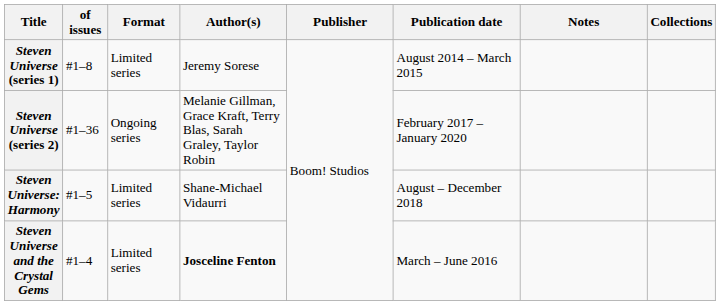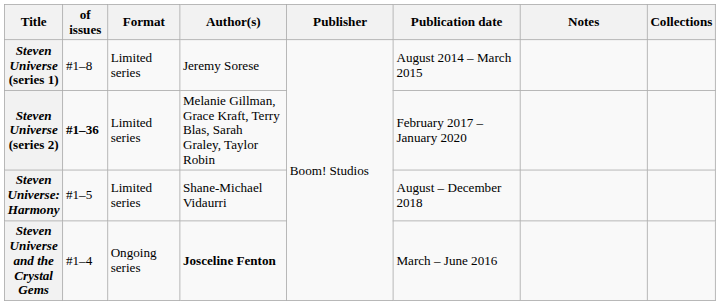(82, 130) normal -> (82, 130) bold
(134, 130) Ongoing series -> (131, 130) Limited series
(131, 260) Limited series -> (134, 260) Ongoing series
